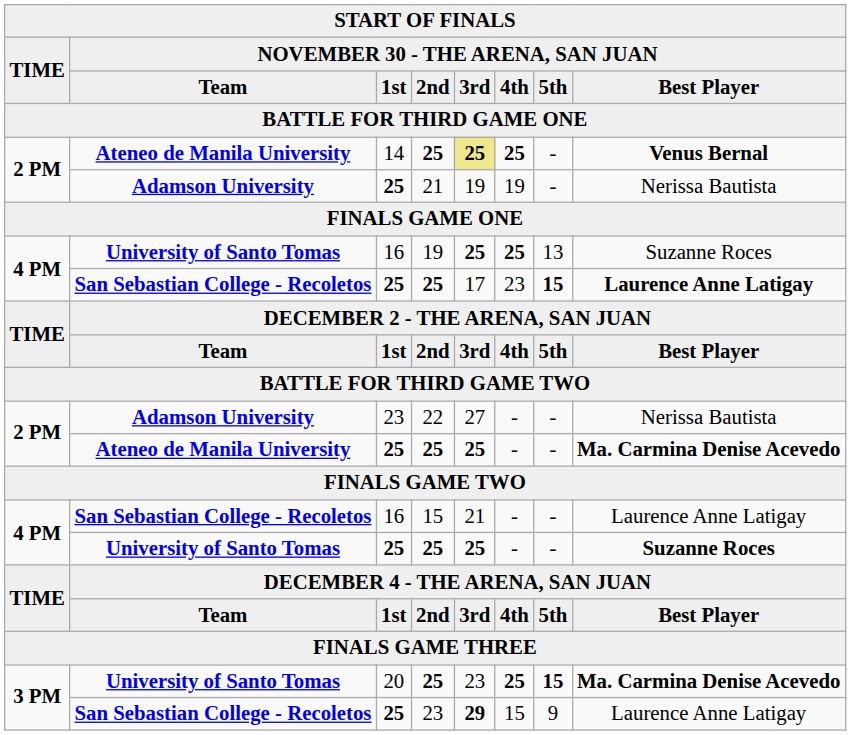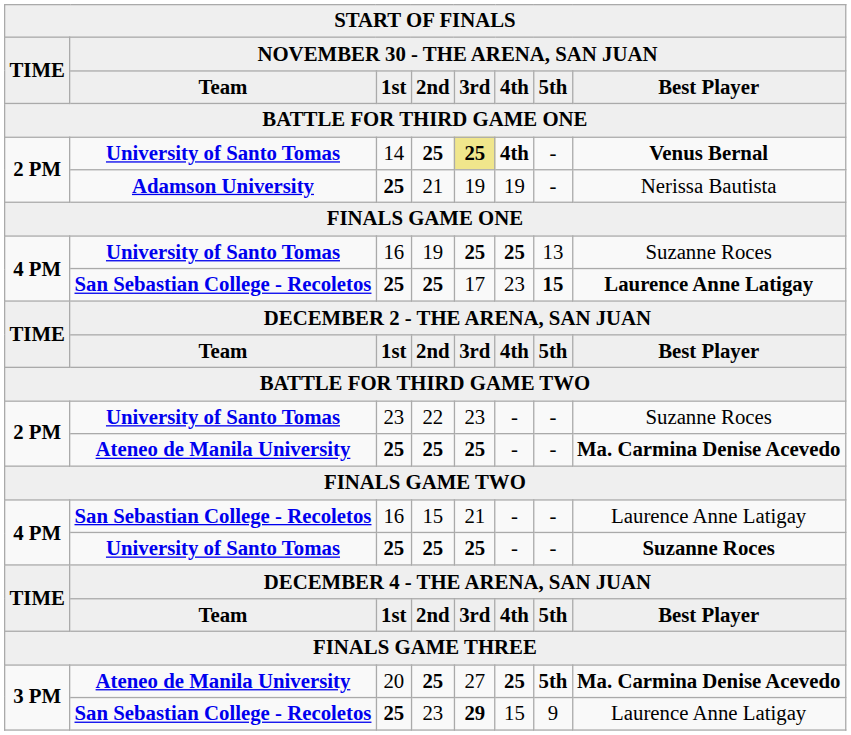(223, 152) Ateneo de Manila University -> (223, 152) University of Santo Tomas
(514, 152) 25 -> (514, 152) 4th
(223, 416) Adamson University -> (223, 416) University of Santo Tomas
(475, 416) 27 -> (475, 416) 23
(709, 416) Nerissa Bautista -> (709, 416) Suzanne Roces
(223, 680) University of Santo Tomas -> (223, 680) Ateneo de Manila University
(475, 680) 23 -> (475, 680) 27
(553, 680) 15 -> (553, 680) 5th
